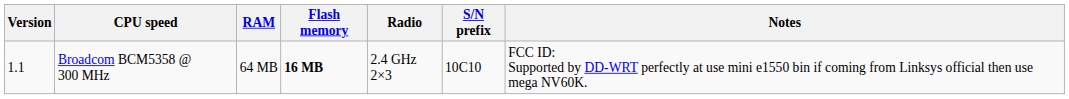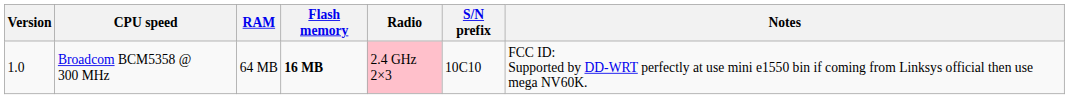(16, 67) 1.1 -> (16, 67) 1.0
(394, 67) no background -> (394, 67) pink background
